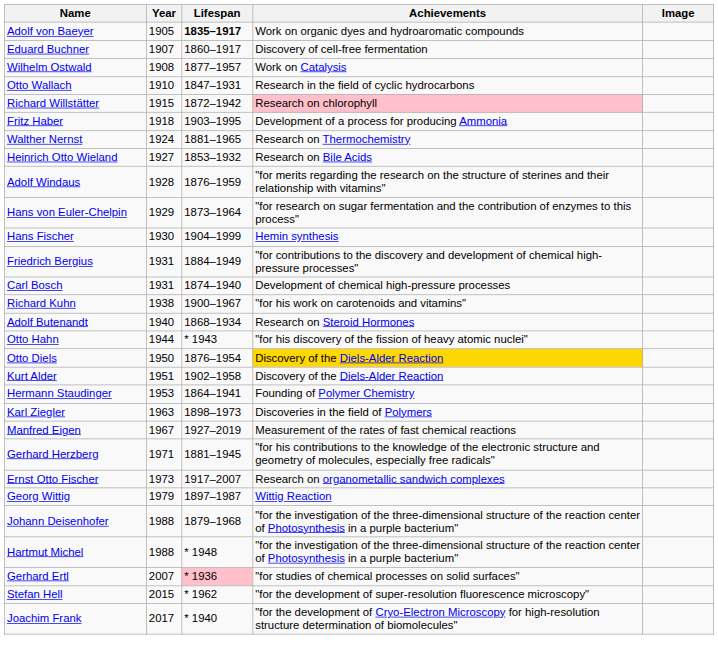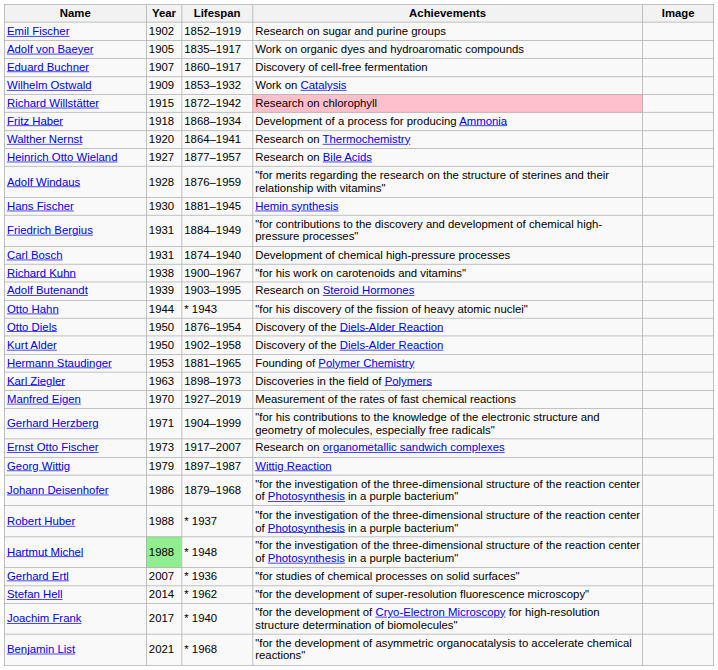+ row: (38, 31)
(213, 31) bold -> (213, 49) normal
(161, 67) 1908 -> (161, 85) 1909
(213, 67) 1877–1957 -> (213, 85) 1853–1932
- row: (39, 85)
(213, 121) 1903–1995 -> (213, 121) 1868–1934
(161, 139) 1924 -> (161, 139) 1920
(213, 139) 1881–1965 -> (213, 139) 1864–1941
(213, 157) 1853–1932 -> (213, 157) 1877–1957
- row: (67, 212)
(213, 237) 1904–1999 -> (213, 206) 1881–1945
(161, 322) 1940 -> (161, 291) 1939
(213, 322) 1868–1934 -> (213, 291) 1903–1995
(349, 358) gold background -> (349, 327) no background
(161, 376) 1951 -> (161, 345) 1950
(213, 394) 1864–1941 -> (213, 363) 1881–1965
(161, 430) 1967 -> (161, 399) 1970
(213, 454) 1881–1945 -> (213, 423) 1904–1999
(161, 521) 1988 -> (161, 490) 1986
+ row: (41, 521)
(161, 552) no background -> (161, 552) lightgreen background
(201, 576) pink background -> (201, 576) no background
(161, 594) 2015 -> (161, 594) 2014
+ row: (41, 649)
